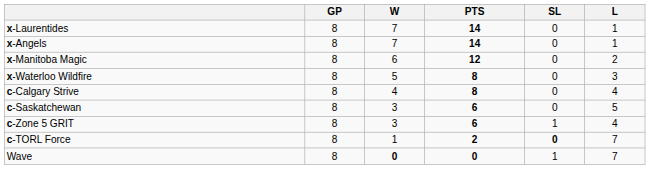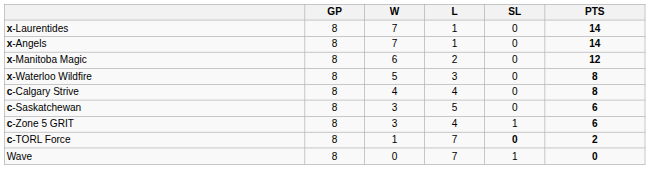columns swapped: (615, 12) <-> (475, 12)
(395, 156) bold -> (395, 156) normal
